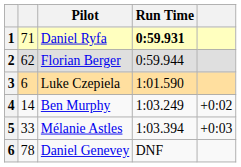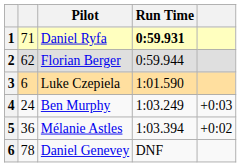(28, 106) 14 -> (28, 106) 24
(216, 106) +0:02 -> (216, 106) +0:03
(28, 128) 33 -> (28, 128) 36
(216, 128) +0:03 -> (216, 128) +0:02
